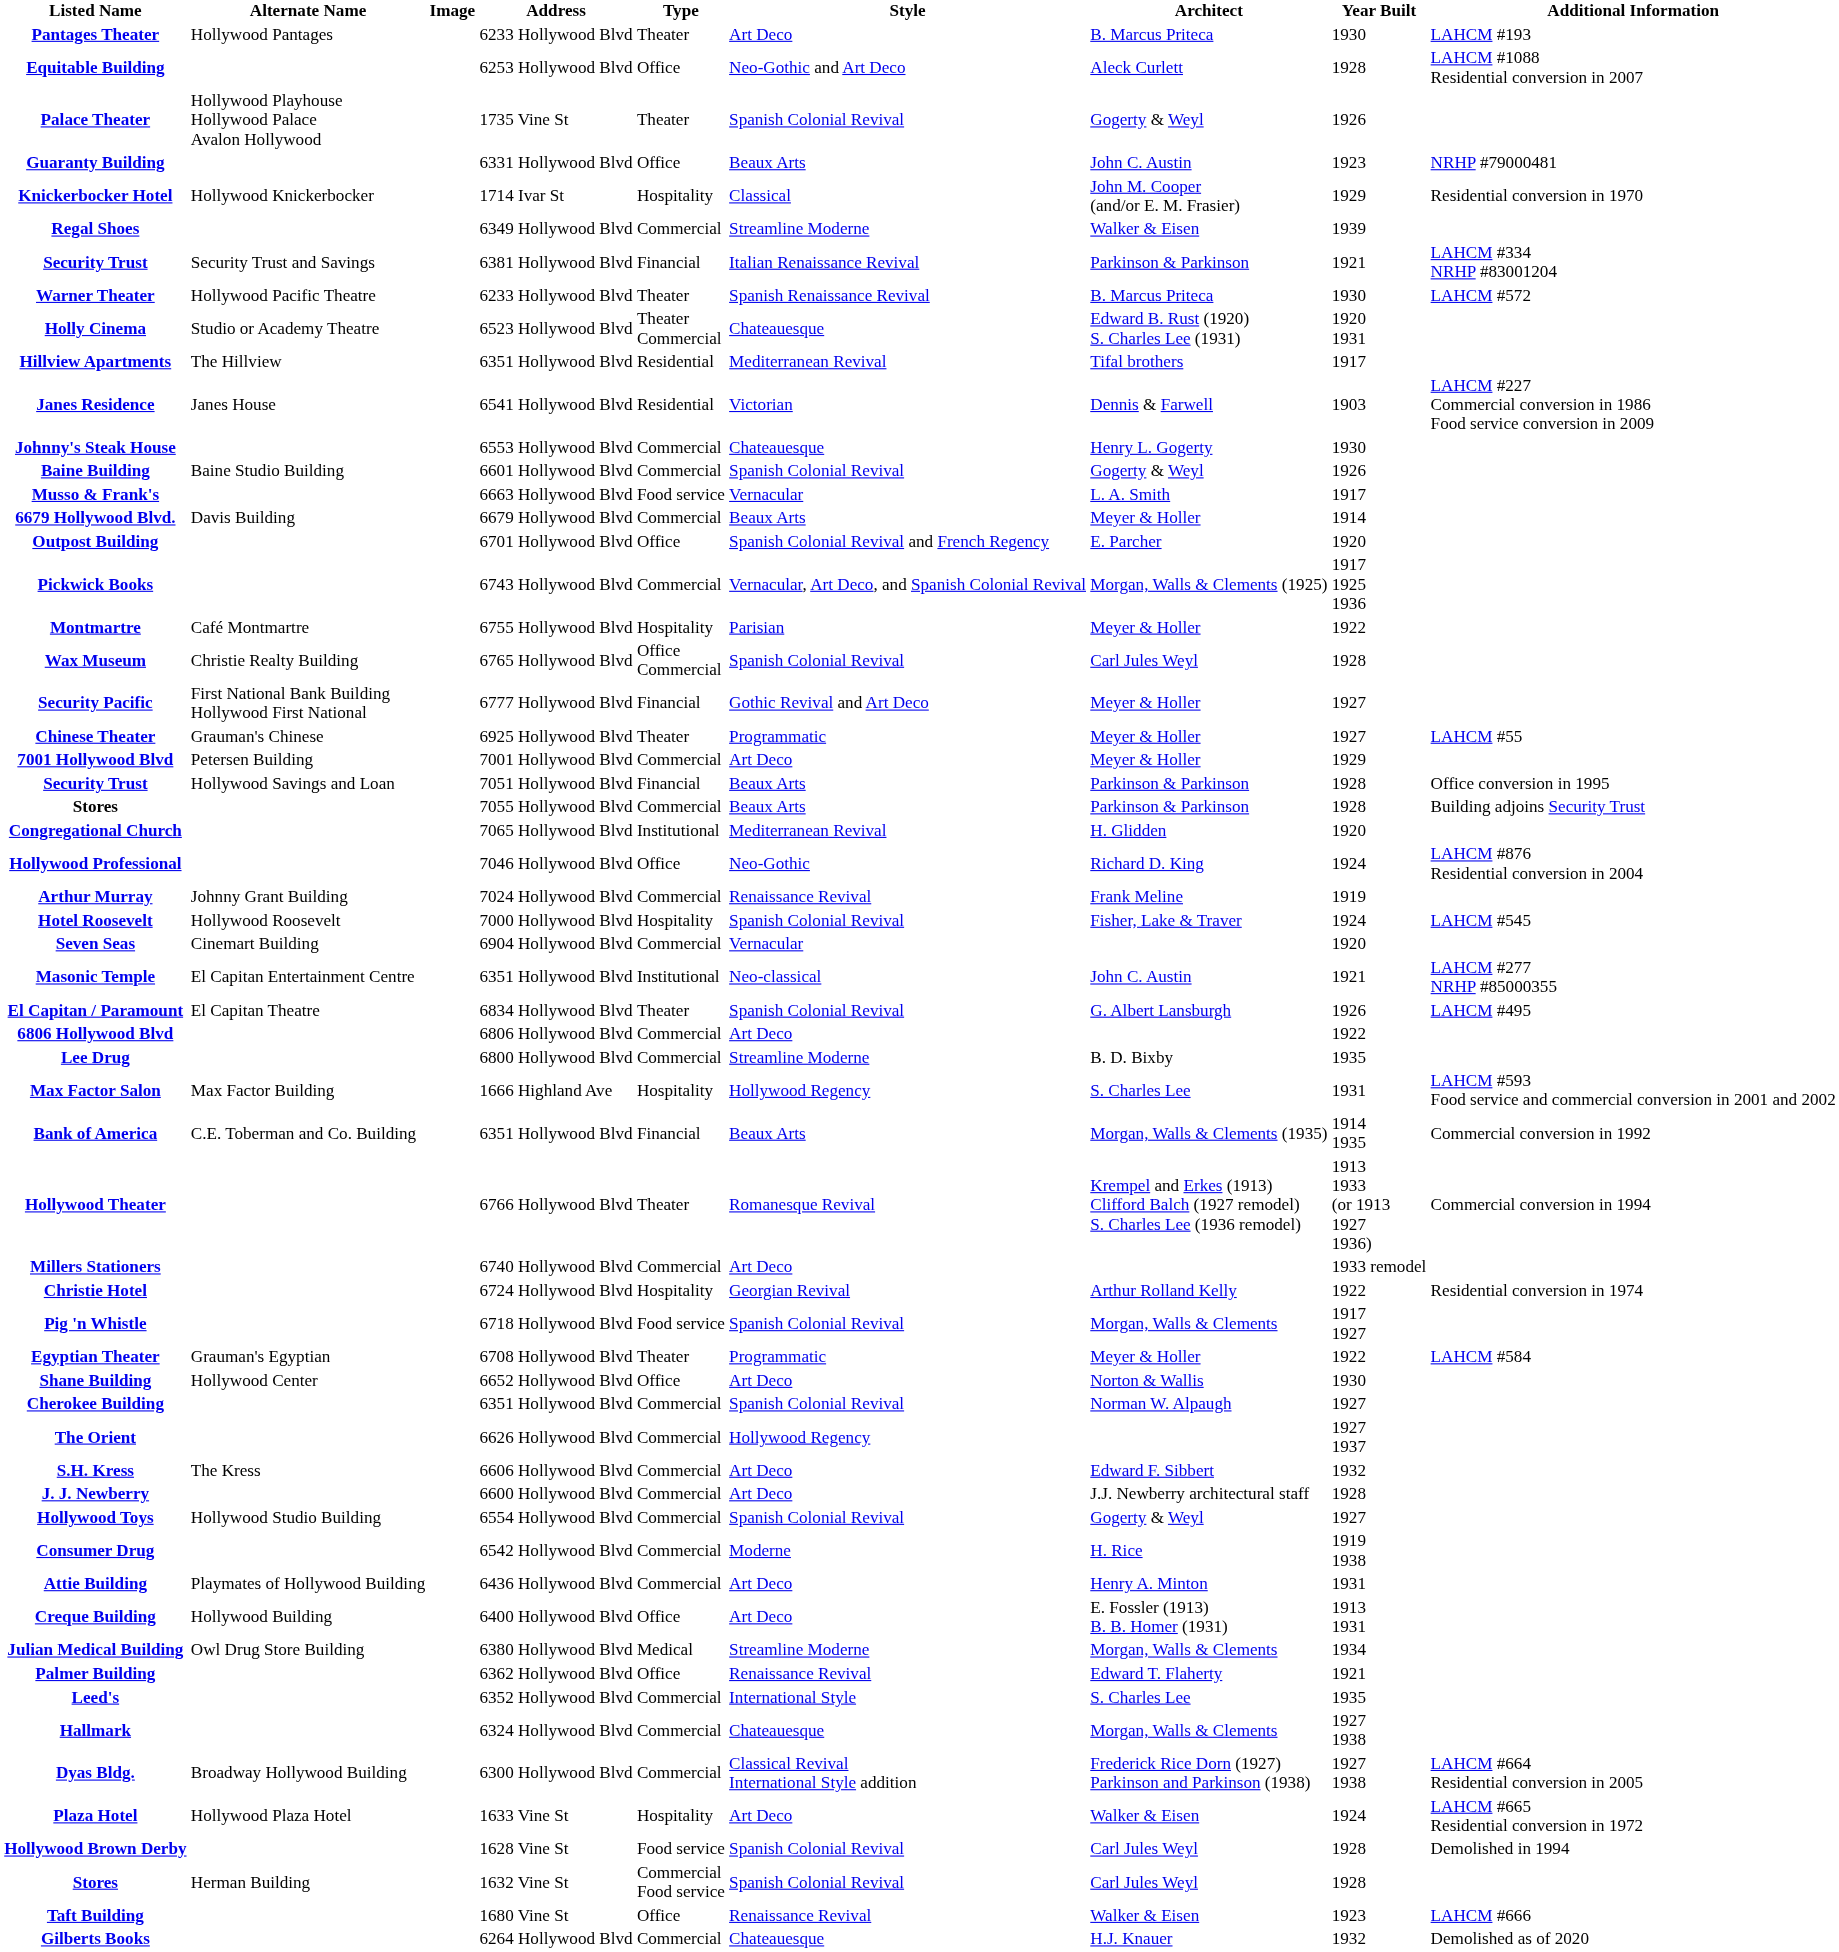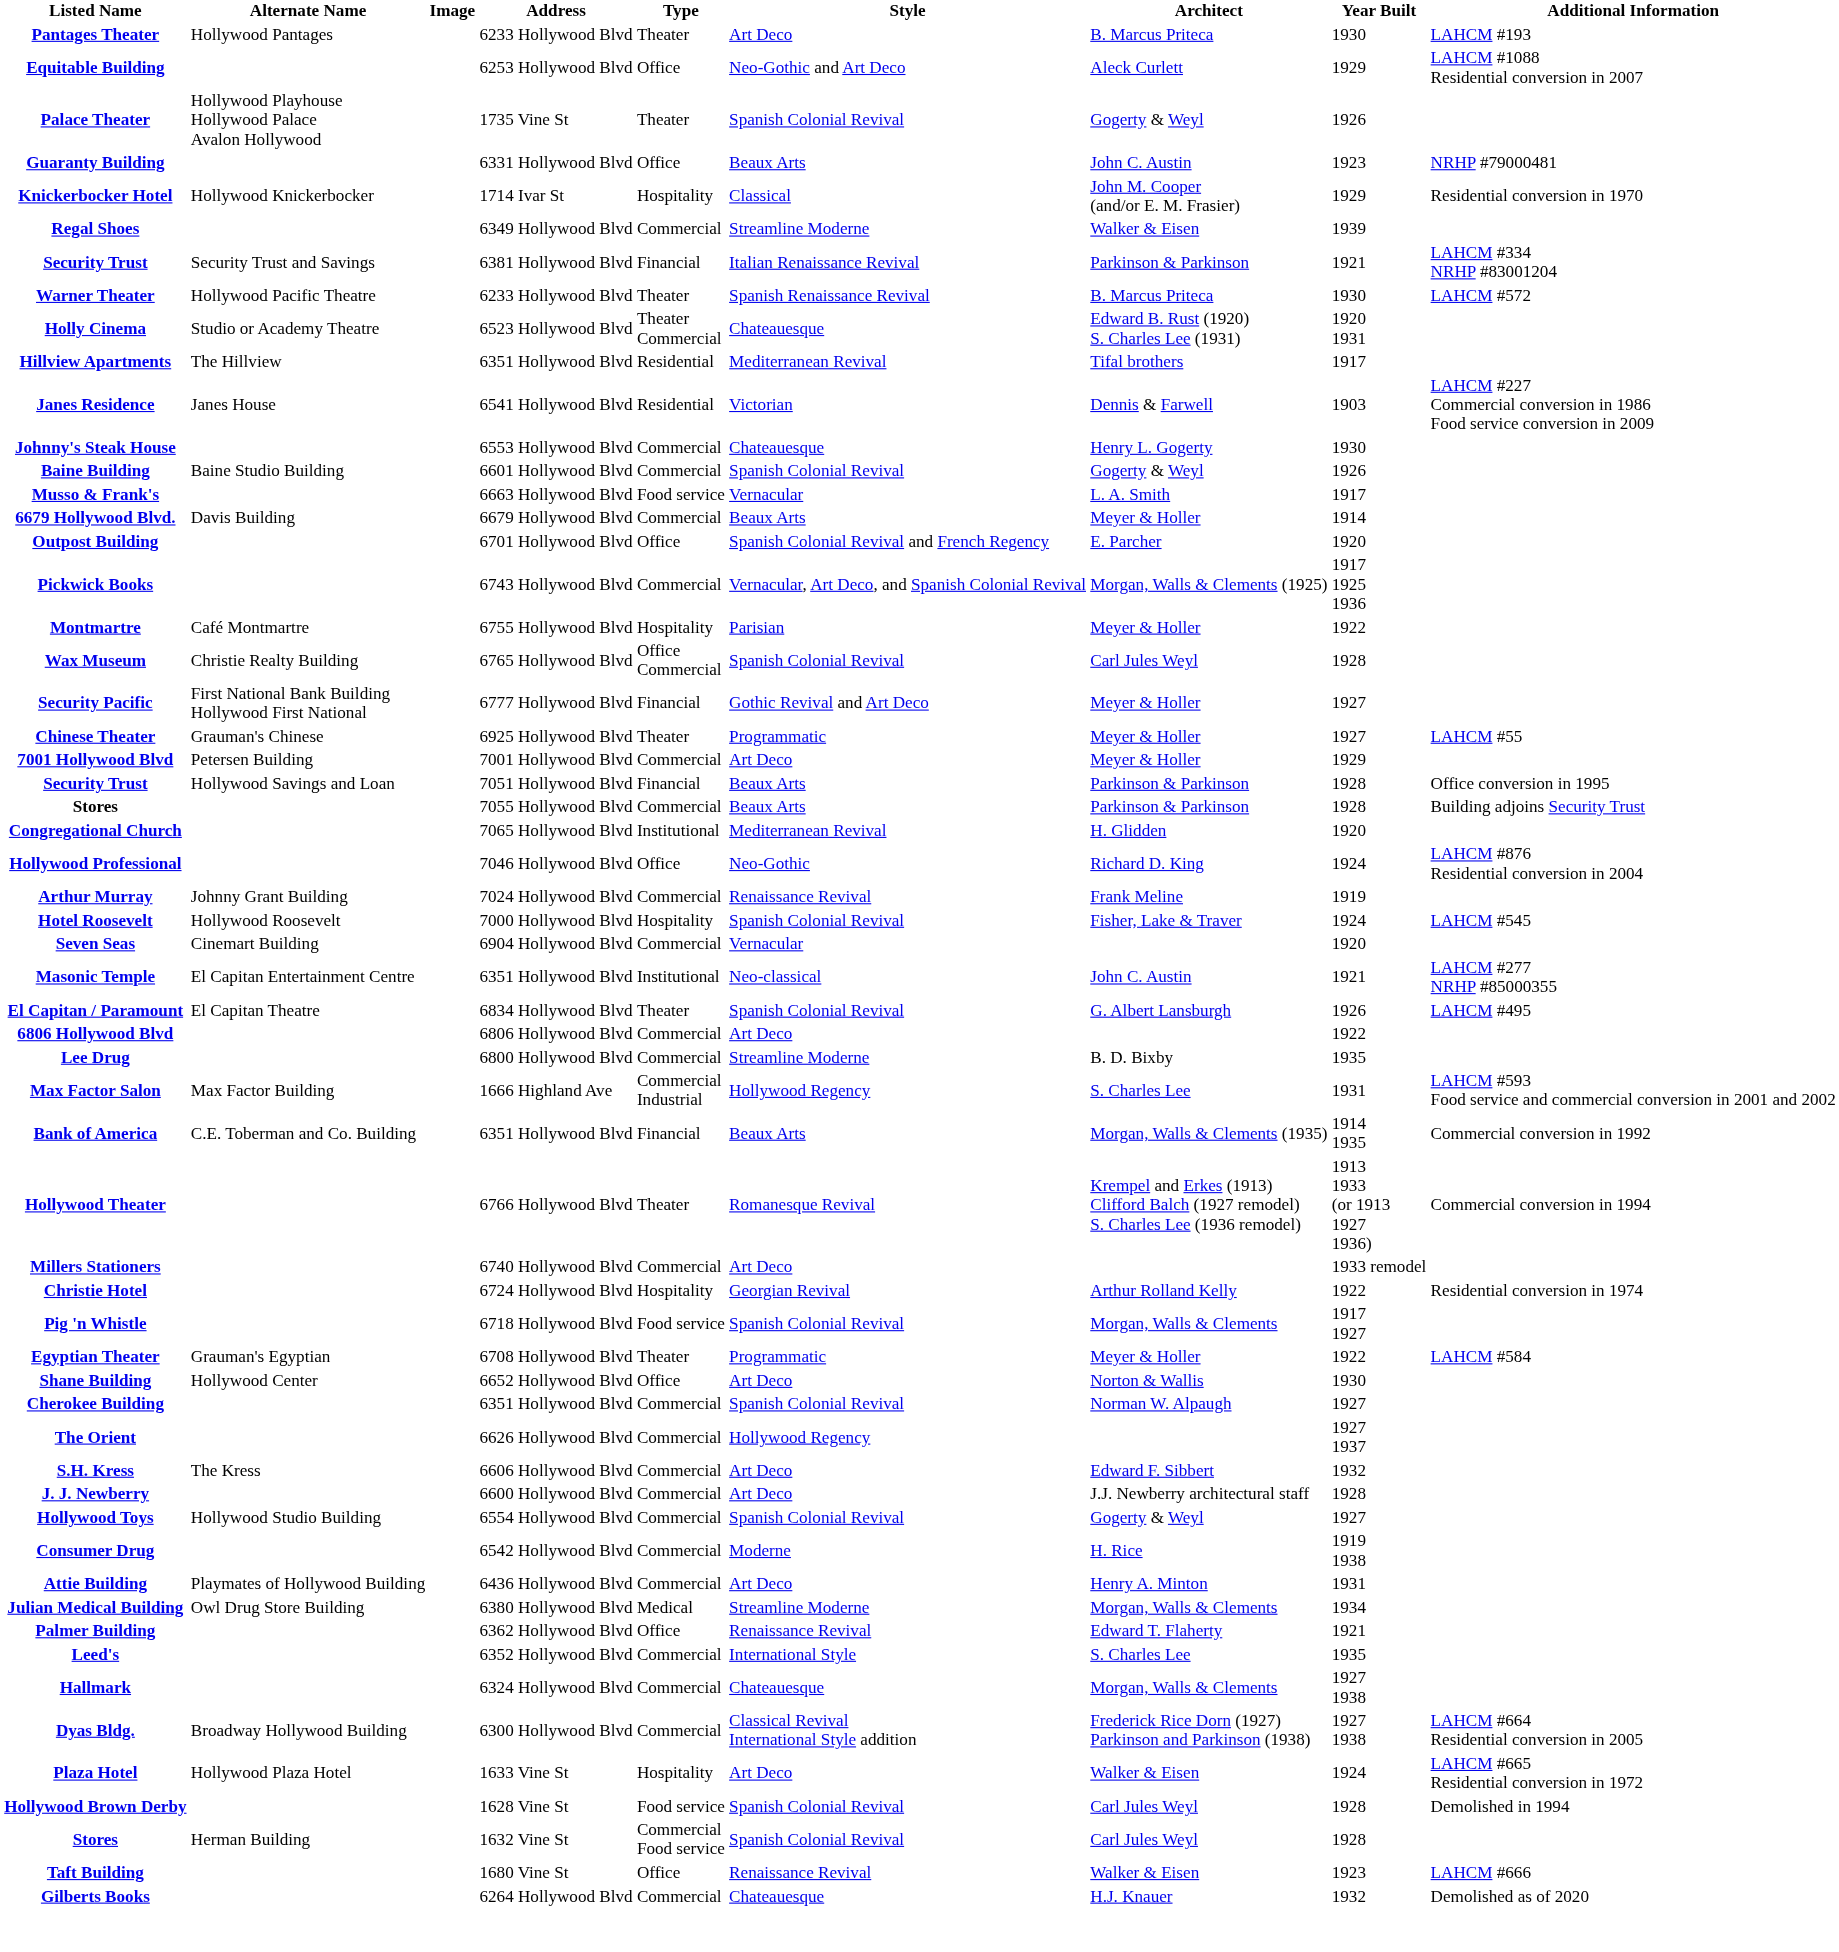(1349, 67) 1928 -> (1349, 67) 1929
(675, 1090) Hospitality -> (679, 1090) Commercial Industrial
- row: (95, 1616)
